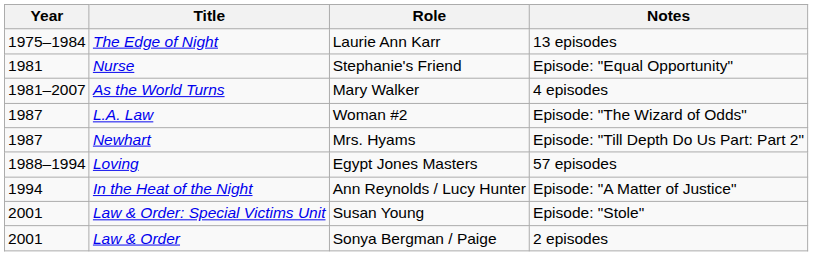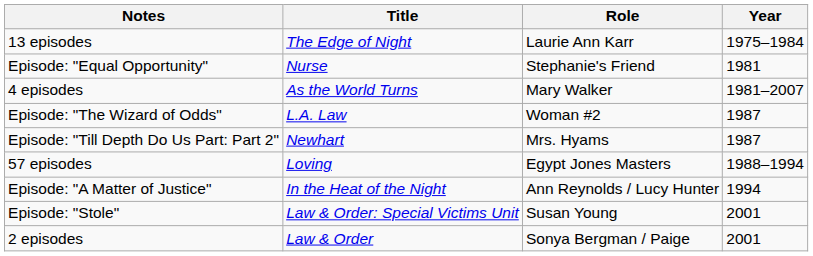columns swapped: (47, 16) <-> (669, 16)
